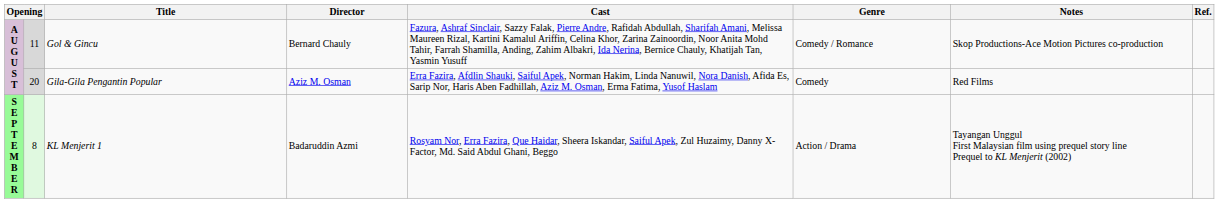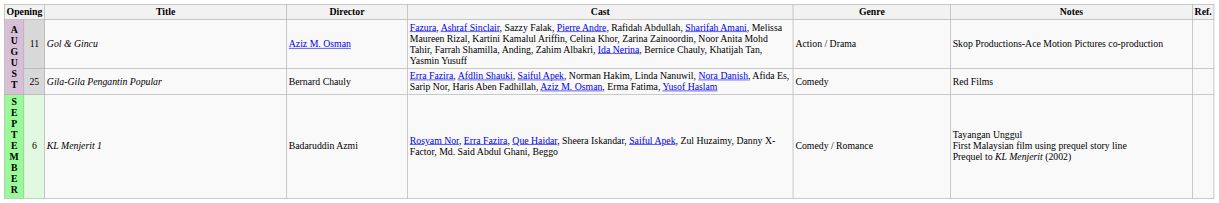(320, 44) Bernard Chauly -> (320, 44) Aziz M. Osman
(834, 44) Comedy / Romance -> (826, 44) Action / Drama
(34, 81) 20 -> (34, 81) 25
(320, 81) Aziz M. Osman -> (320, 81) Bernard Chauly
(34, 146) 8 -> (34, 146) 6
(826, 146) Action / Drama -> (834, 146) Comedy / Romance
